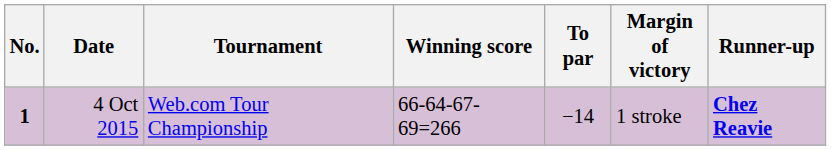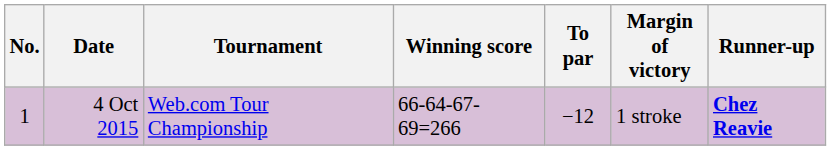(25, 116) bold -> (25, 116) normal
(578, 116) −14 -> (578, 116) −12
